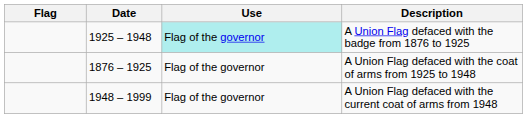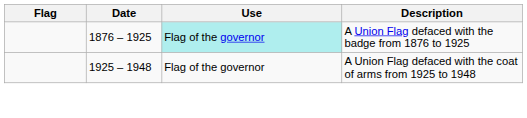(120, 37) 1925 – 1948 -> (120, 37) 1876 – 1925
(120, 67) 1876 – 1925 -> (120, 67) 1925 – 1948
- row: (421, 98)
